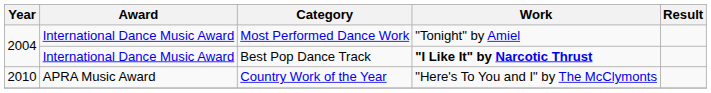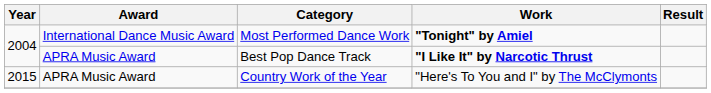(468, 35) normal -> (474, 35) bold
(138, 56) International Dance Music Award -> (99, 56) APRA Music Award
(22, 77) 2010 -> (22, 77) 2015
